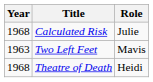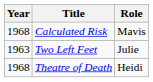(128, 31) Julie -> (132, 31) Mavis
(132, 49) Mavis -> (128, 49) Julie
